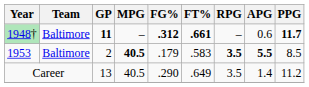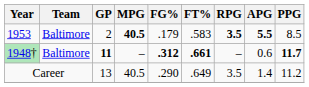rows swapped: (22, 34) <-> (19, 53)
